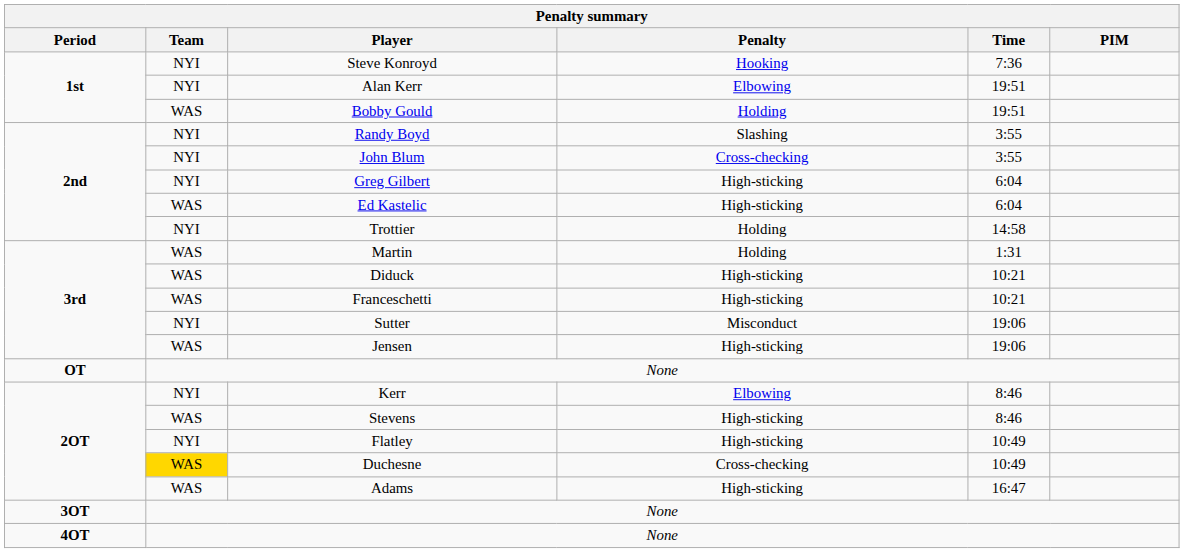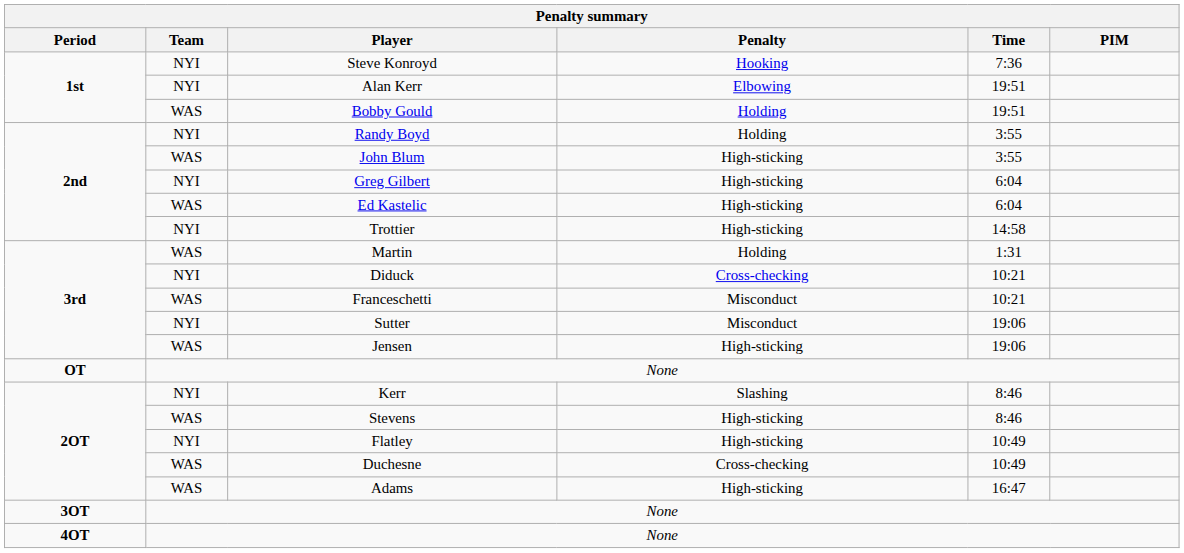(762, 134) Slashing -> (762, 134) Holding
(187, 157) NYI -> (187, 157) WAS
(762, 157) Cross-checking -> (762, 157) High-sticking
(762, 228) Holding -> (762, 228) High-sticking
(187, 275) WAS -> (187, 275) NYI
(762, 275) High-sticking -> (762, 275) Cross-checking
(762, 299) High-sticking -> (762, 299) Misconduct
(762, 393) Elbowing -> (762, 393) Slashing
(187, 464) gold background -> (187, 464) no background
